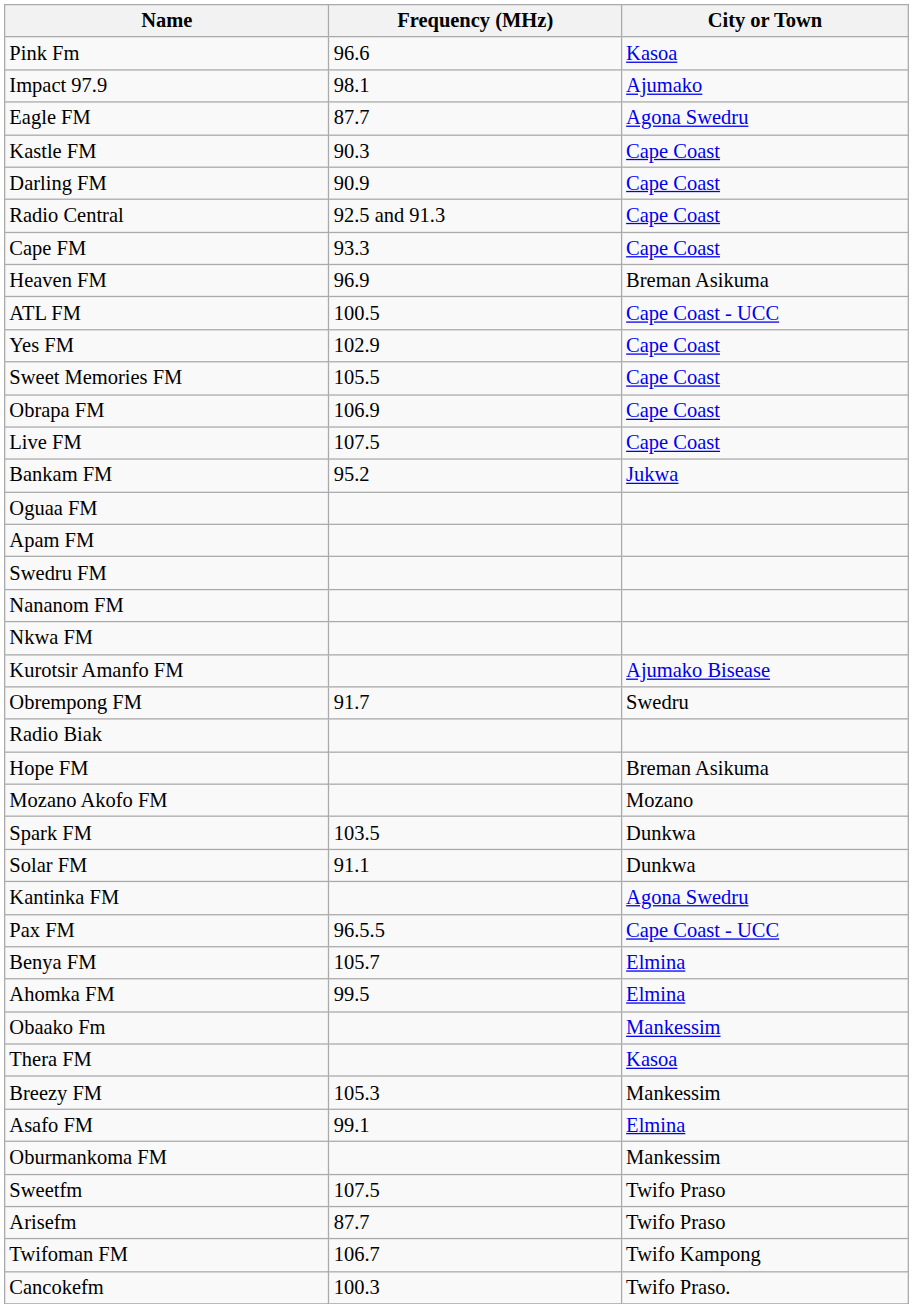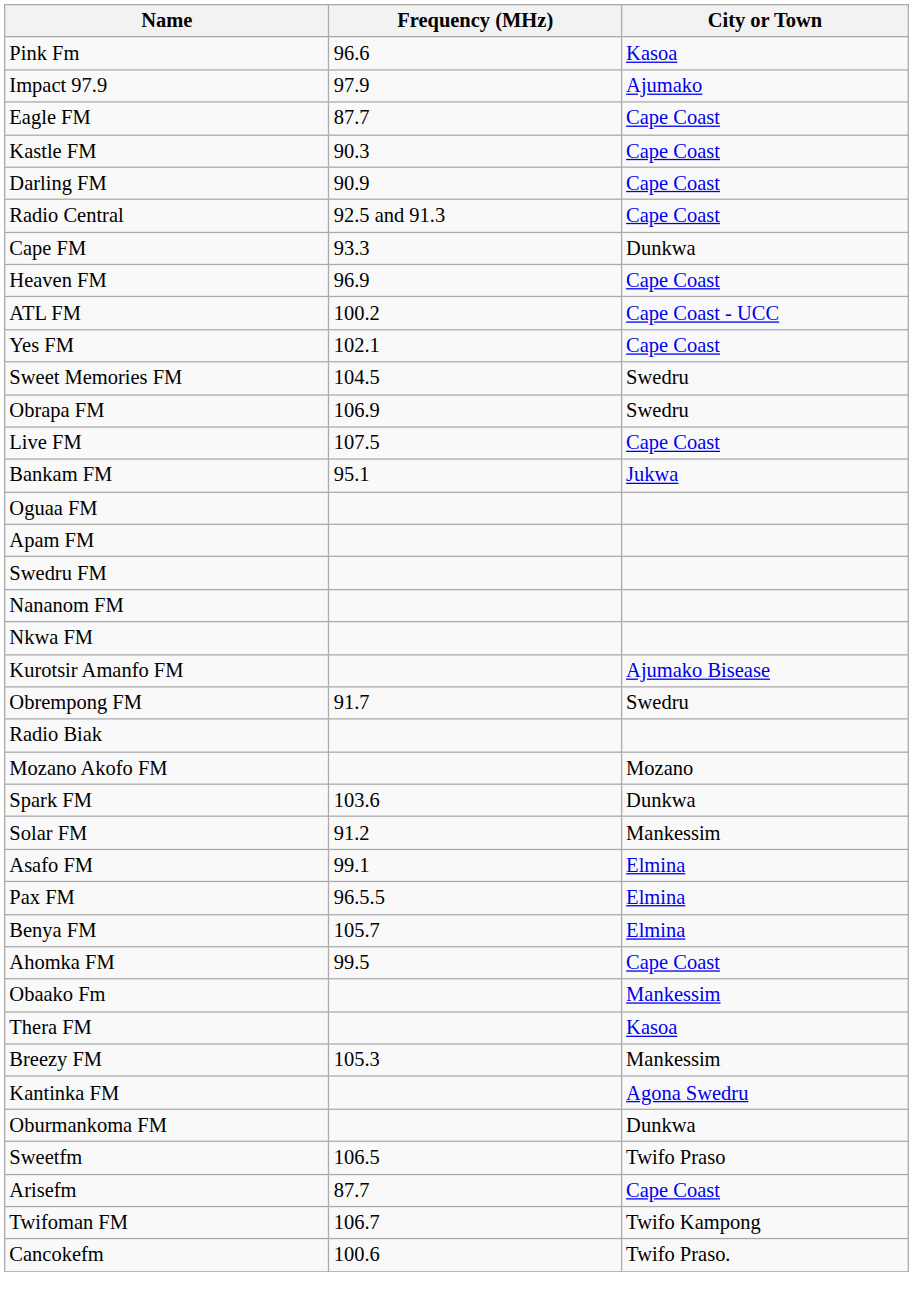(352, 85) 98.1 -> (352, 85) 97.9
(687, 118) Agona Swedru -> (673, 118) Cape Coast
(673, 248) Cape Coast -> (661, 248) Dunkwa
(698, 280) Breman Asikuma -> (673, 280) Cape Coast
(357, 313) 100.5 -> (357, 313) 100.2
(357, 345) 102.9 -> (357, 345) 102.1
(357, 378) 105.5 -> (357, 378) 104.5
(673, 378) Cape Coast -> (657, 378) Swedru
(673, 410) Cape Coast -> (657, 410) Swedru
(352, 475) 95.2 -> (352, 475) 95.1
- row: (49, 767)
(357, 832) 103.5 -> (357, 800) 103.6
(352, 865) 91.1 -> (352, 832) 91.2
(661, 865) Dunkwa -> (673, 832) Mankessim
rows swapped: (51, 1125) <-> (64, 897)
(703, 930) Cape Coast - UCC -> (656, 897) Elmina
(656, 995) Elmina -> (673, 962) Cape Coast
(673, 1157) Mankessim -> (661, 1125) Dunkwa
(357, 1190) 107.5 -> (357, 1157) 106.5
(676, 1222) Twifo Praso -> (673, 1190) Cape Coast
(357, 1287) 100.3 -> (357, 1254) 100.6
